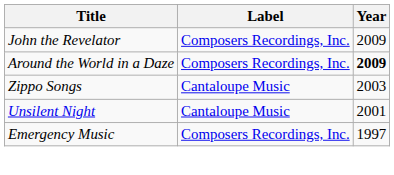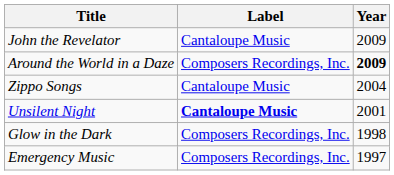(265, 39) Composers Recordings, Inc. -> (235, 39) Cantaloupe Music
(371, 87) 2003 -> (371, 87) 2004
(235, 110) normal -> (239, 110) bold
+ row: (60, 134)
